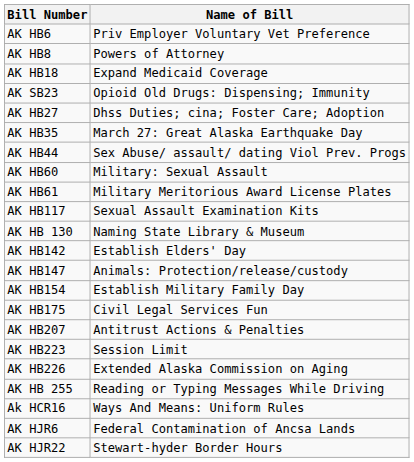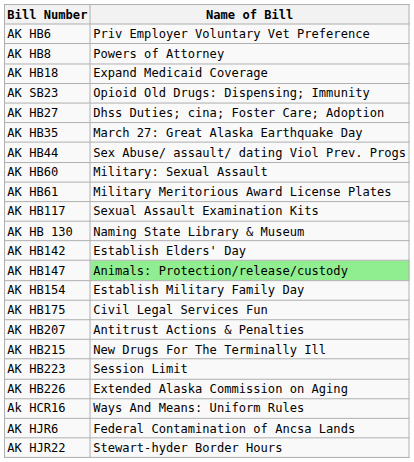(221, 270) no background -> (221, 270) lightgreen background
+ row: (36, 349)
- row: (40, 389)
